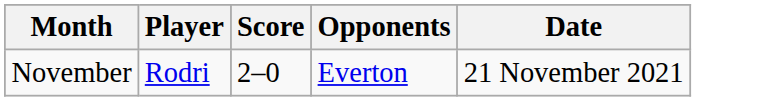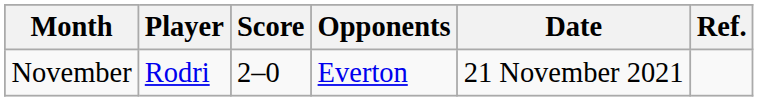+ column: (722, 27)
